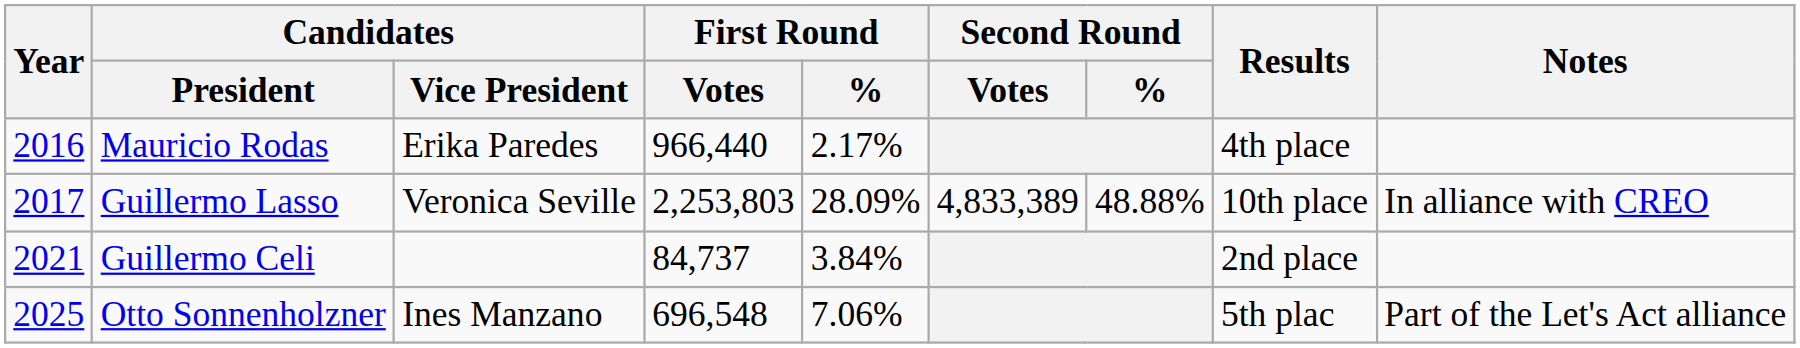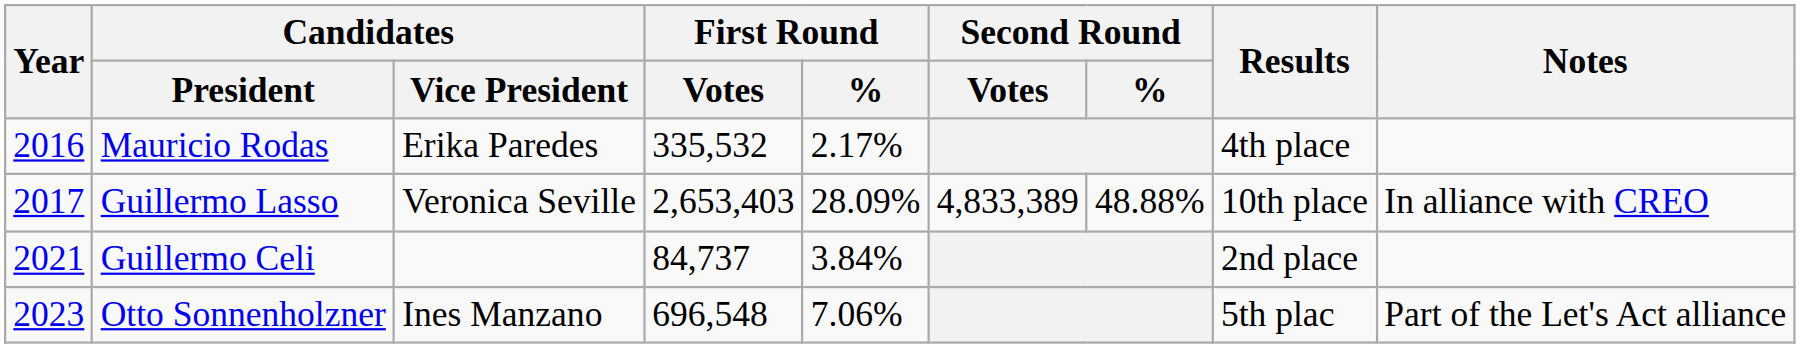(710, 145) 966,440 -> (710, 145) 335,532
(723, 201) 2,253,803 -> (723, 201) 2,653,403
(49, 314) 2025 -> (49, 314) 2023
